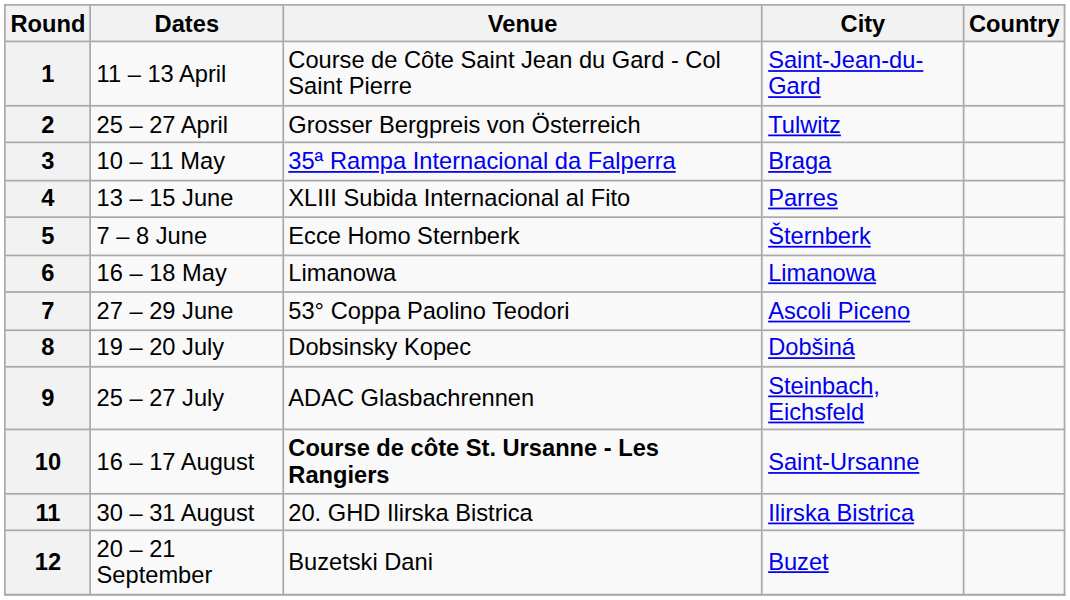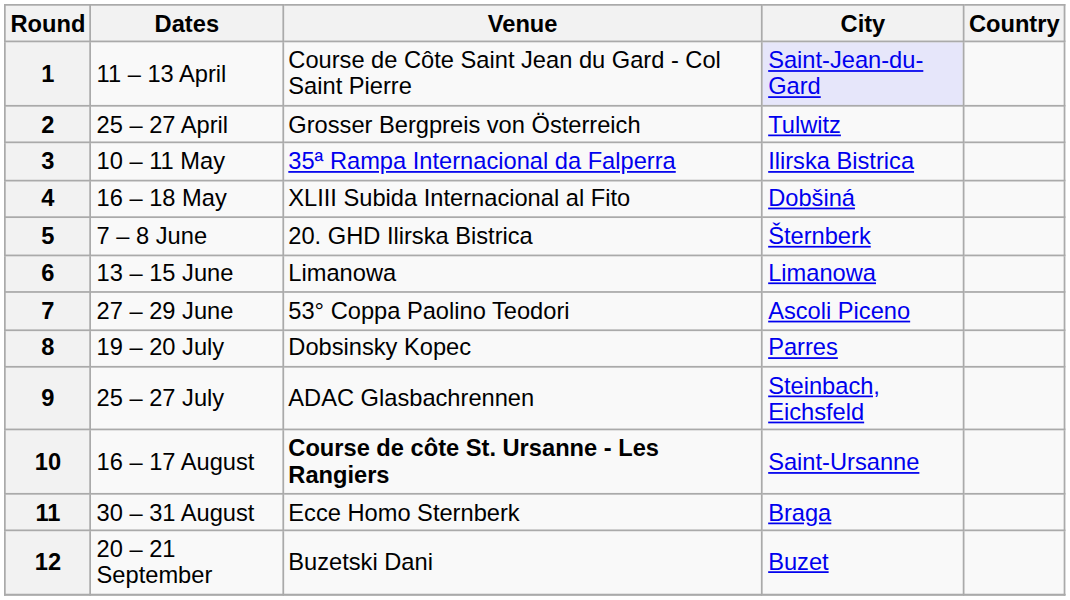(846, 73) no background -> (846, 73) lavender background
(800, 161) Braga -> (841, 161) Ilirska Bistrica
(165, 198) 13 – 15 June -> (162, 198) 16 – 18 May
(803, 198) Parres -> (812, 198) Dobšiná
(404, 236) Ecce Homo Sternberk -> (411, 236) 20. GHD Ilirska Bistrica
(162, 273) 16 – 18 May -> (165, 273) 13 – 15 June
(812, 348) Dobšiná -> (803, 348) Parres
(411, 512) 20. GHD Ilirska Bistrica -> (404, 512) Ecce Homo Sternberk
(841, 512) Ilirska Bistrica -> (800, 512) Braga
